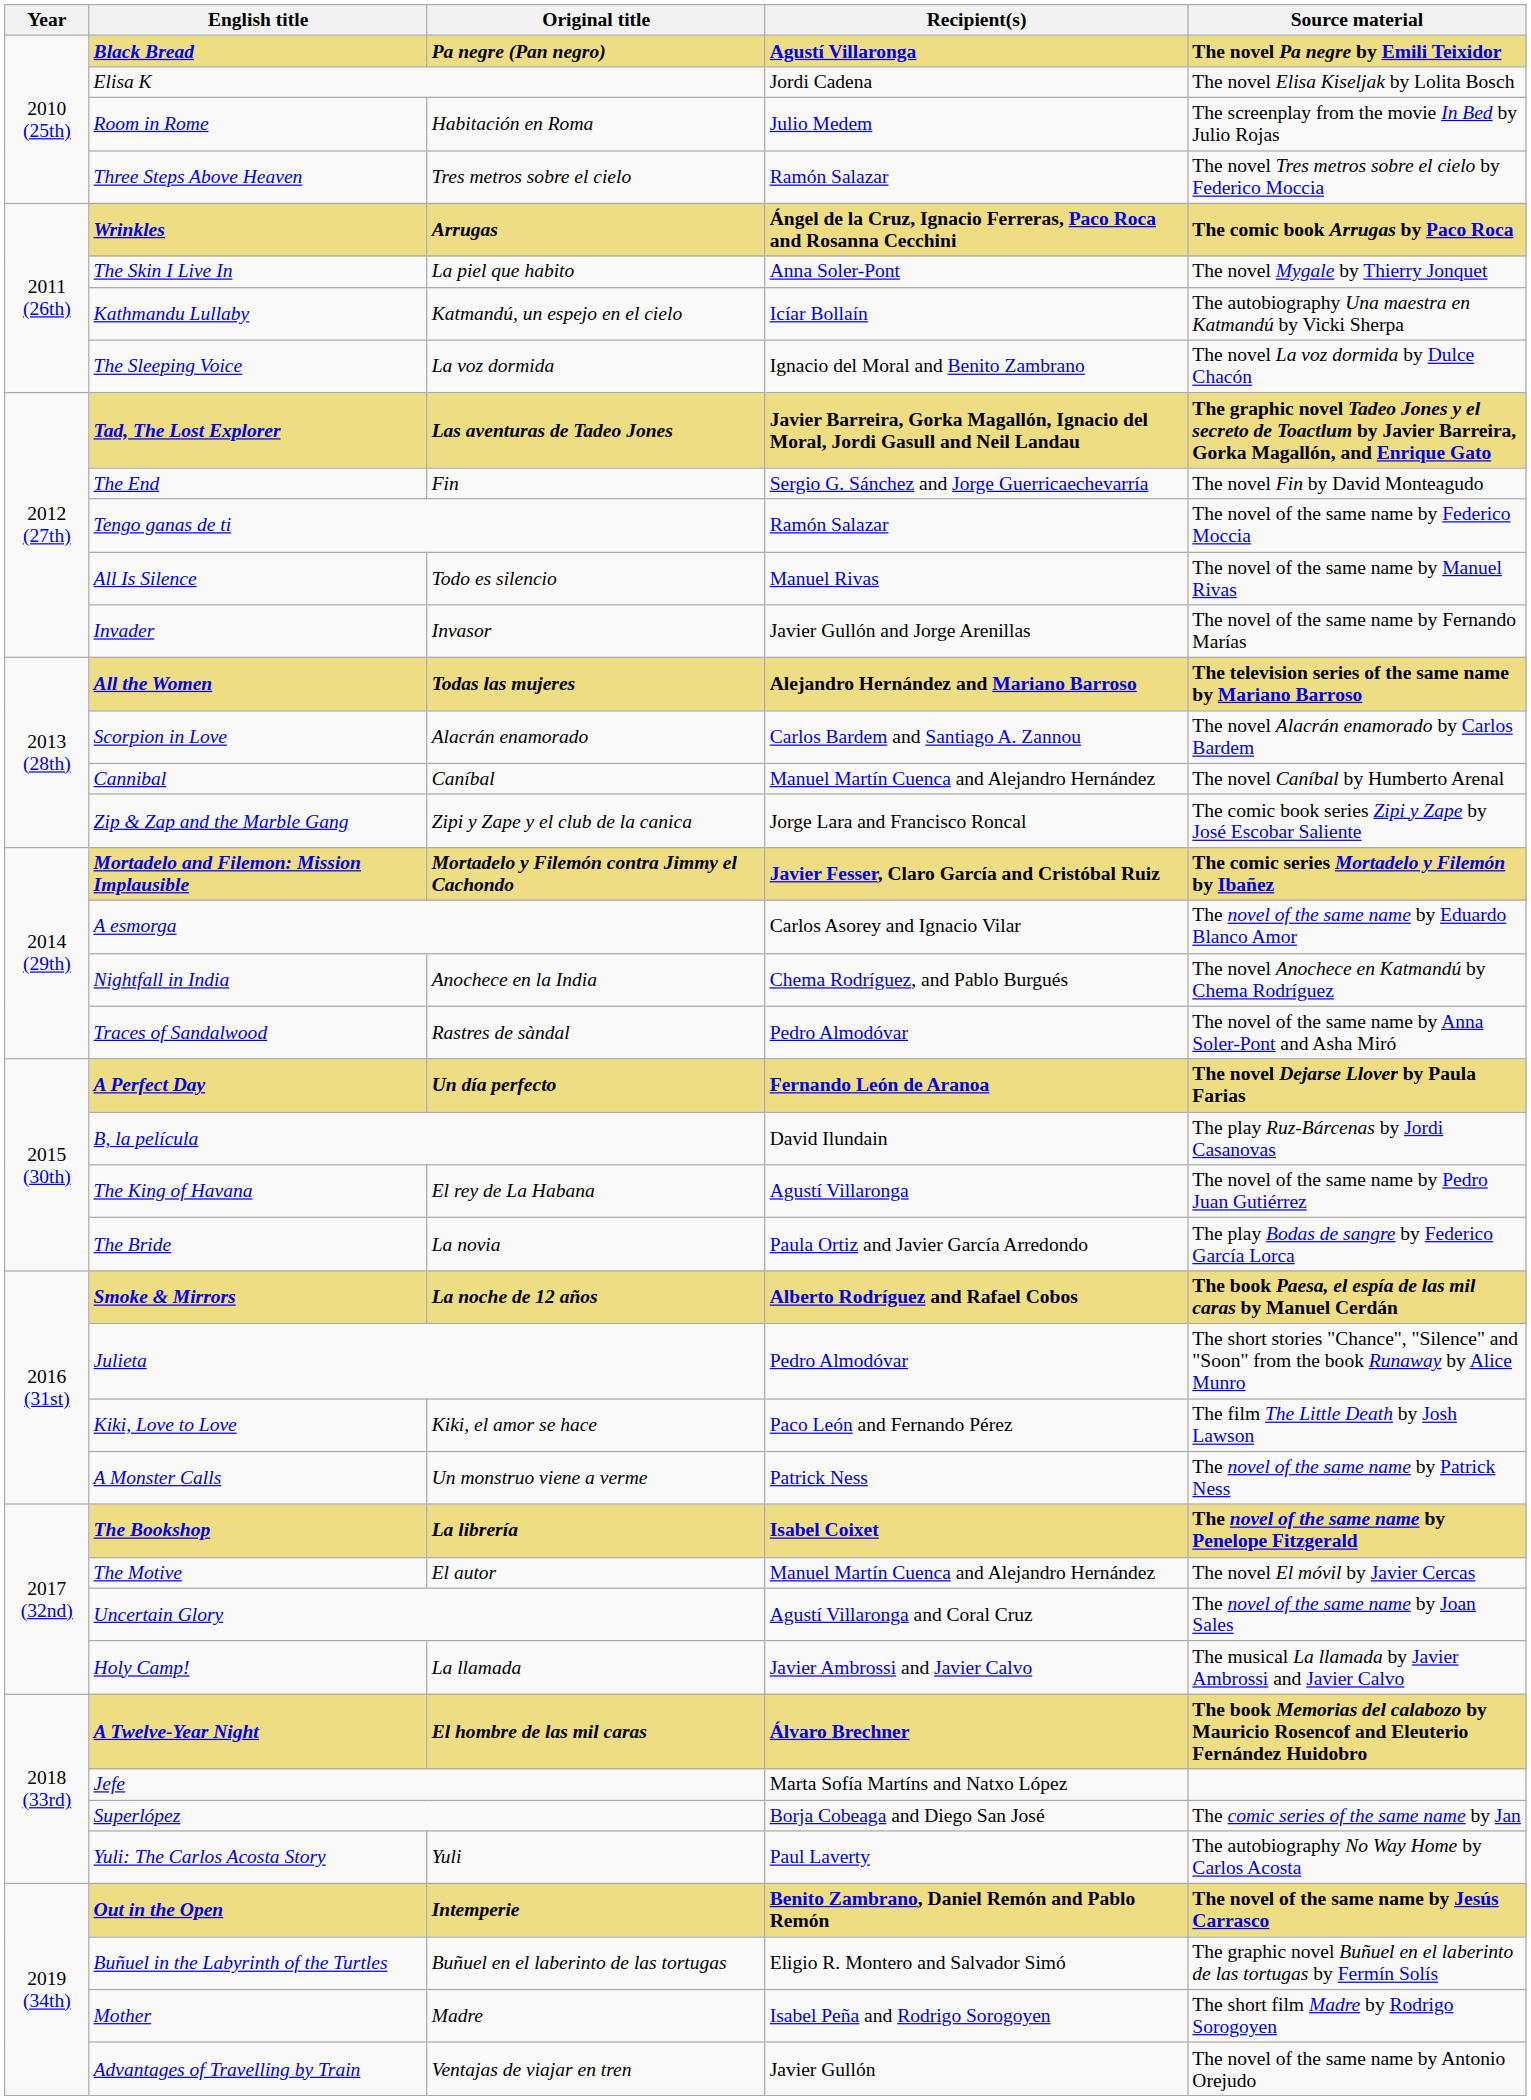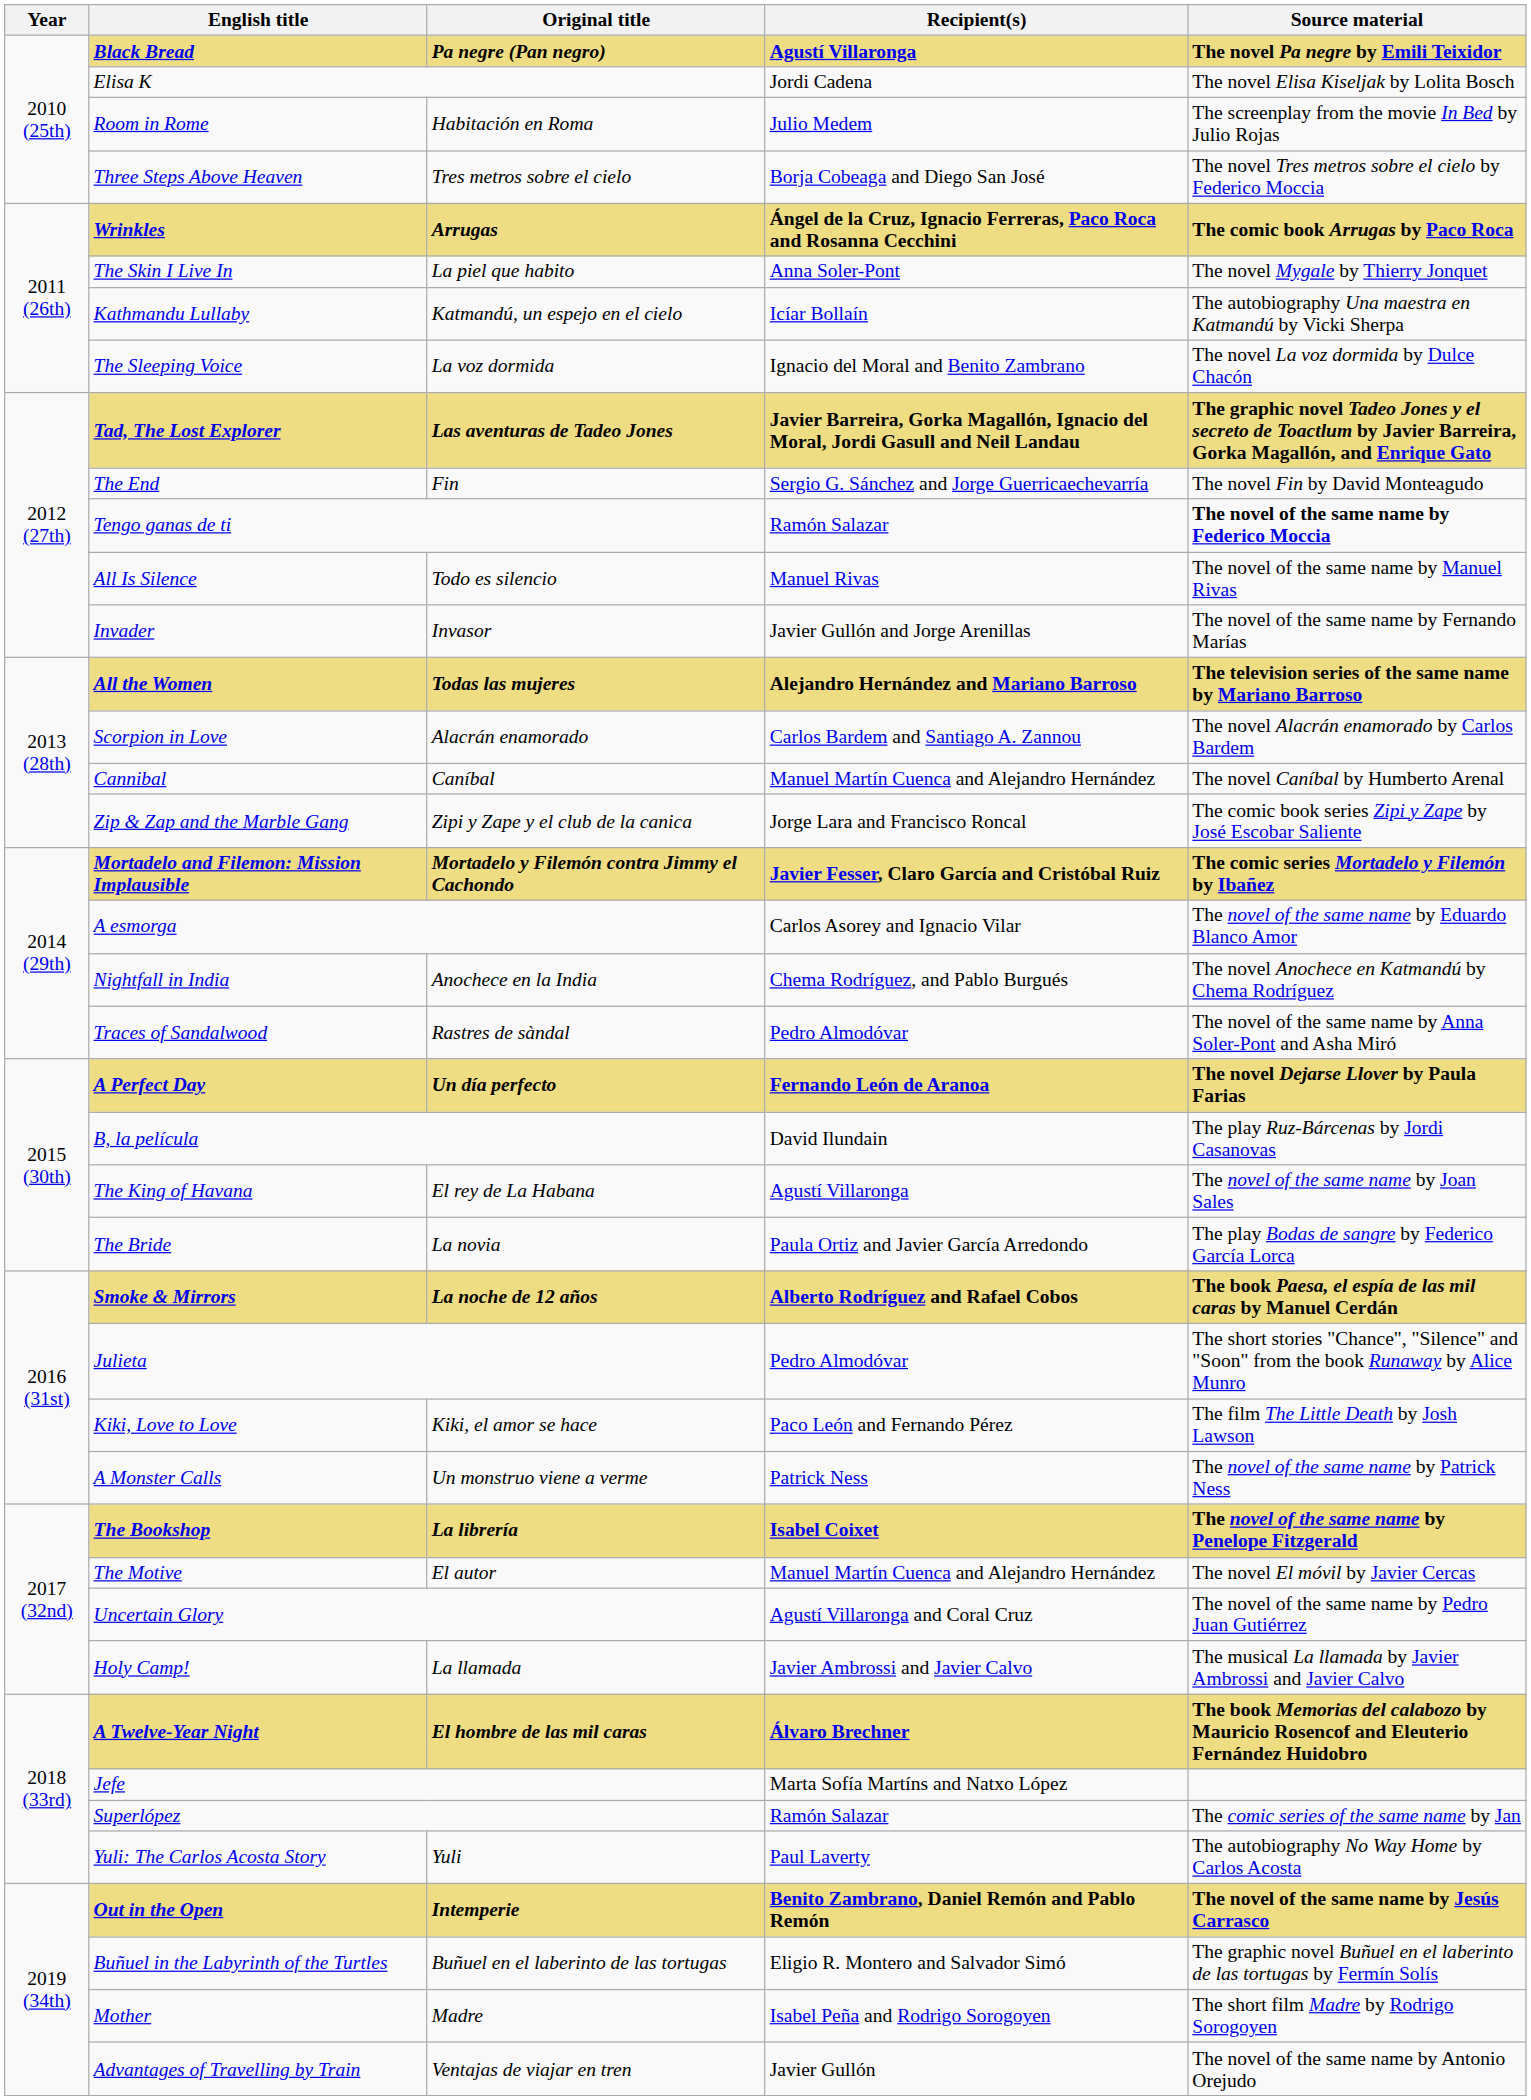(829, 176) Ramón Salazar -> (907, 176) Borja Cobeaga and Diego San José
(1351, 525) normal -> (1321, 525) bold
(1340, 1191) The novel of the same name by Pedro Juan Gutiérrez -> (1334, 1191) The novel of the same name by Joan Sales
(1334, 1614) The novel of the same name by Joan Sales -> (1340, 1614) The novel of the same name by Pedro Juan Gutiérrez
(907, 1815) Borja Cobeaga and Diego San José -> (829, 1815) Ramón Salazar
